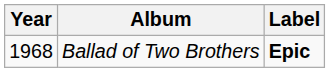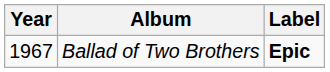(31, 51) 1968 -> (31, 51) 1967
